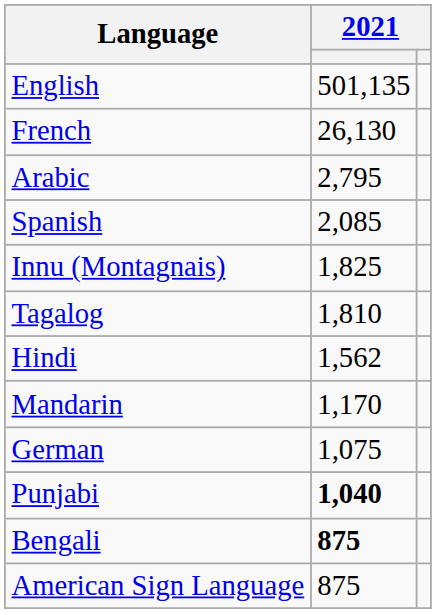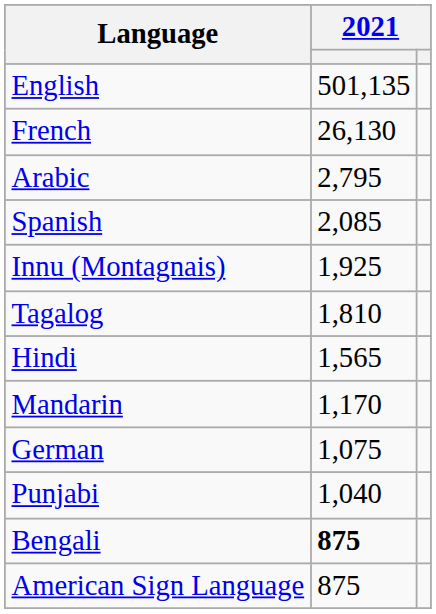(350, 267) 1,825 -> (350, 267) 1,925
(350, 358) 1,562 -> (350, 358) 1,565
(350, 494) bold -> (350, 494) normal
